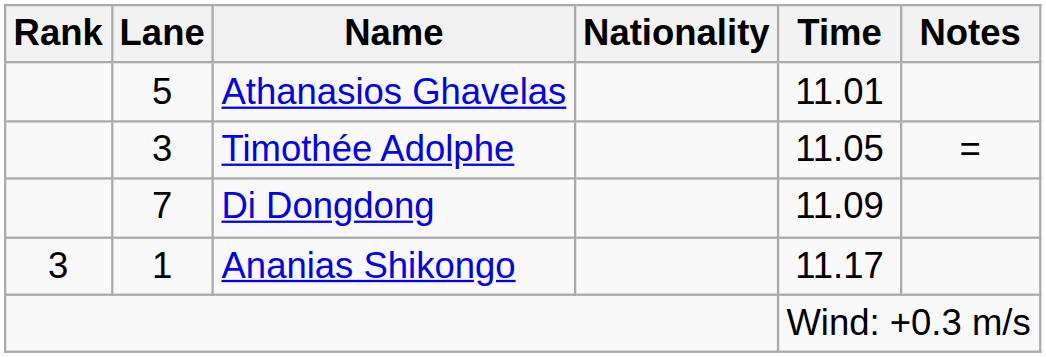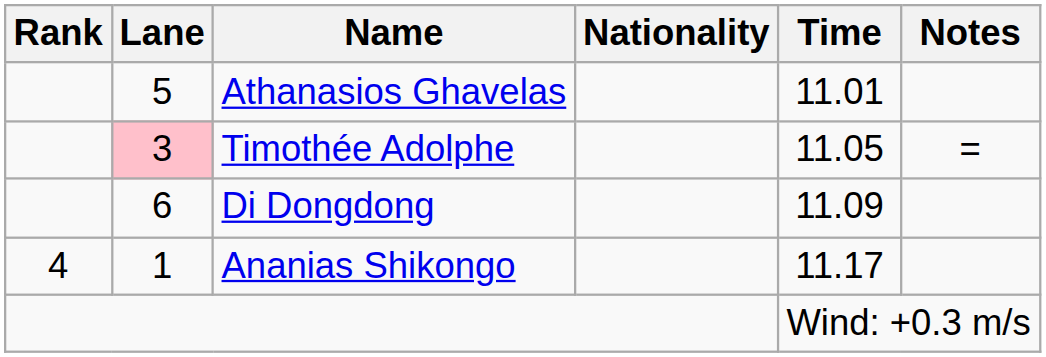(162, 149) no background -> (162, 149) pink background
(162, 206) 7 -> (162, 206) 6
(58, 264) 3 -> (58, 264) 4
